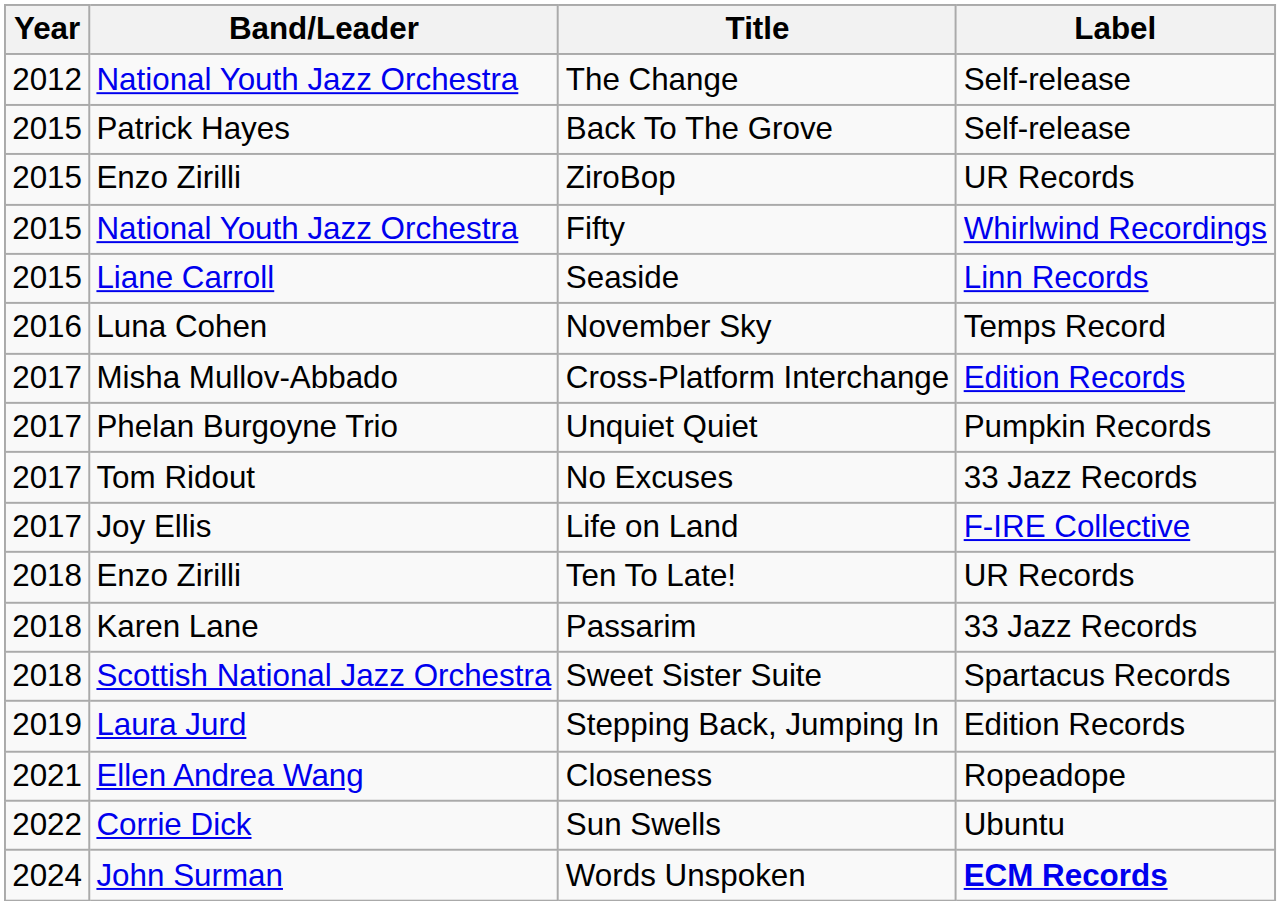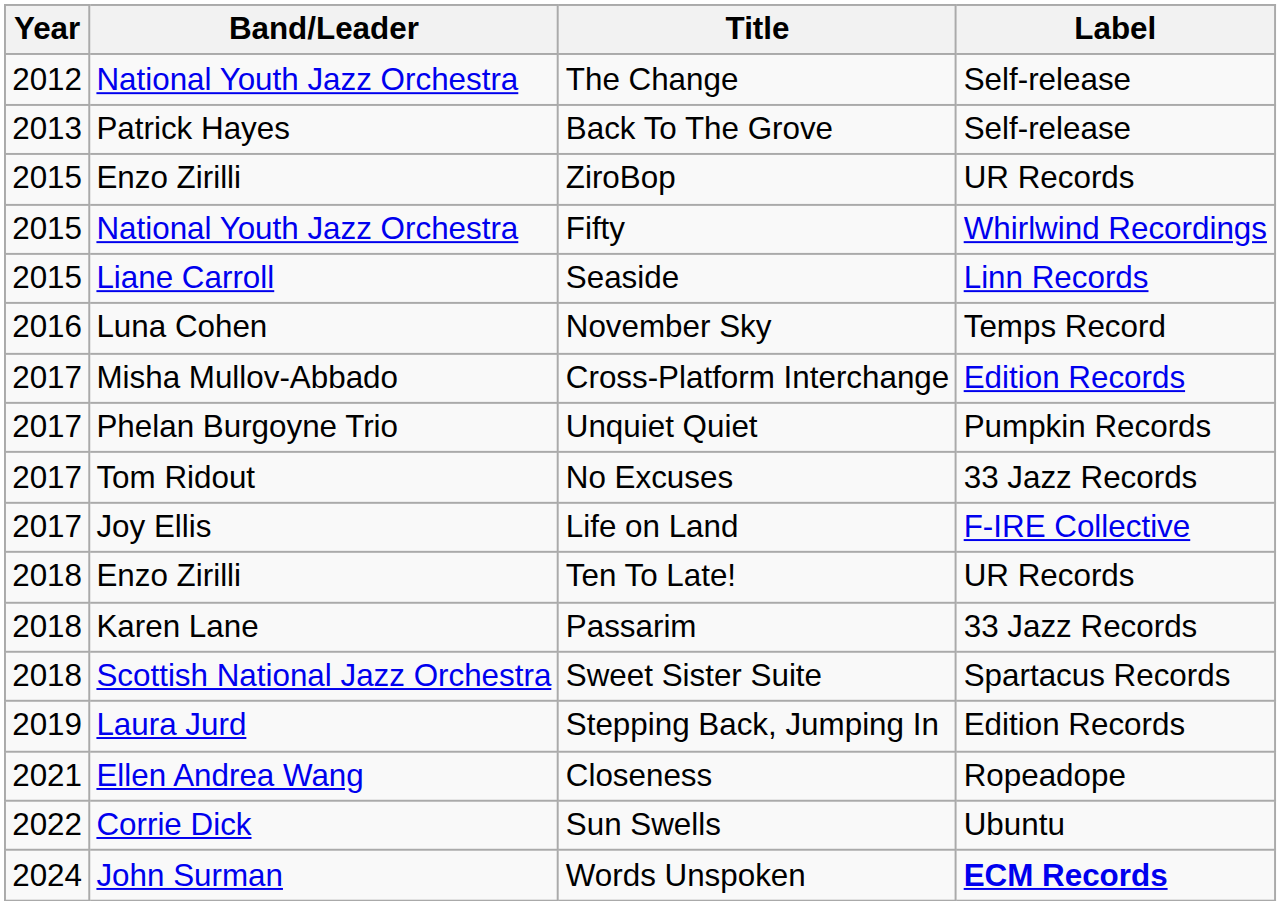(47, 128) 2015 -> (47, 128) 2013
